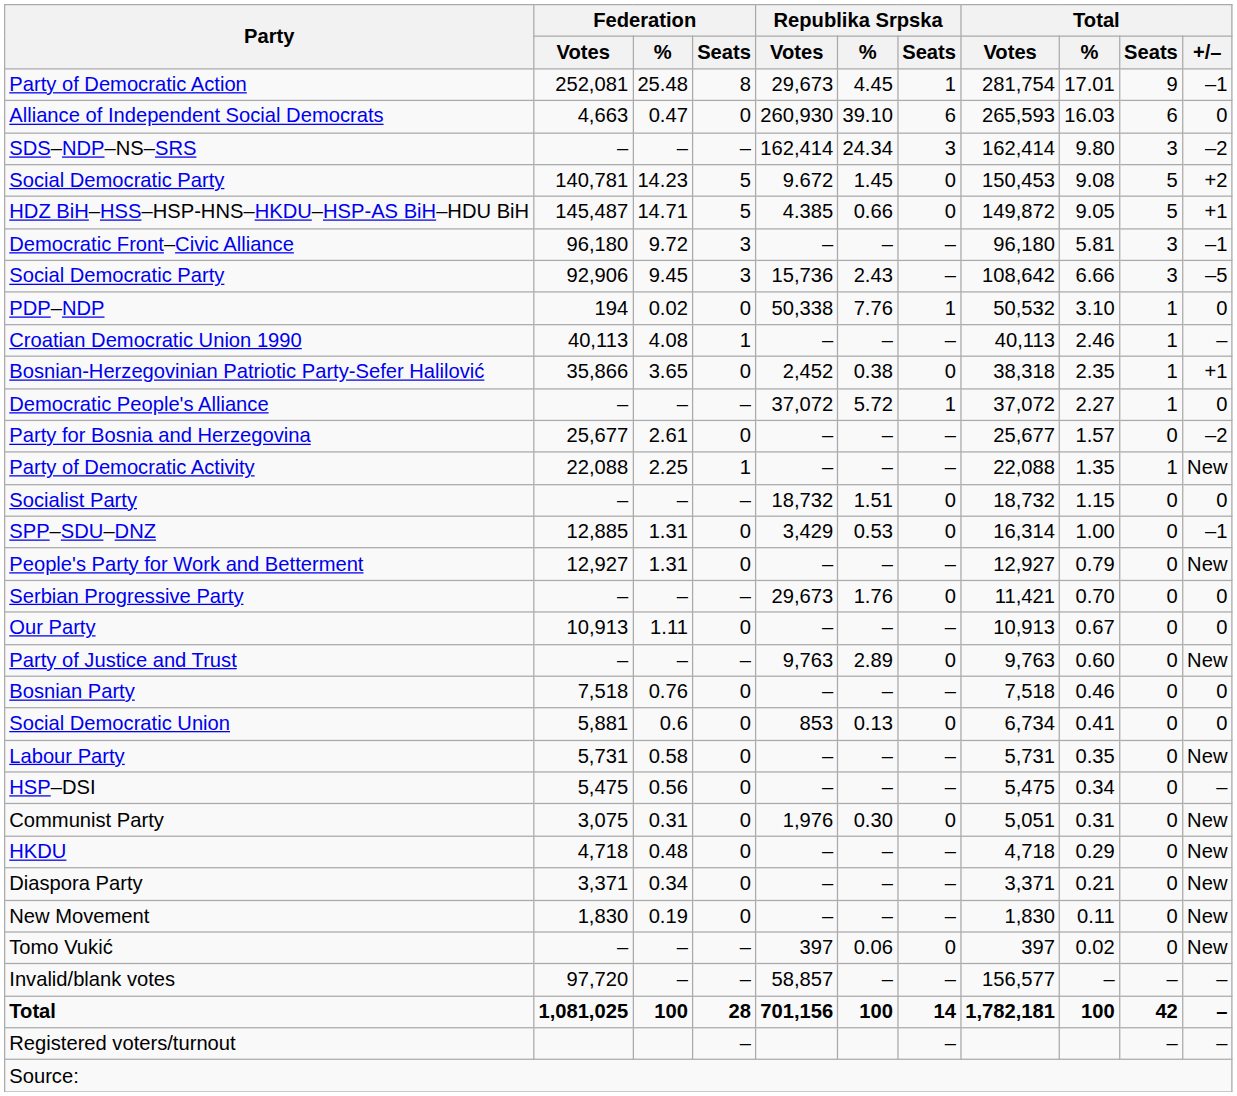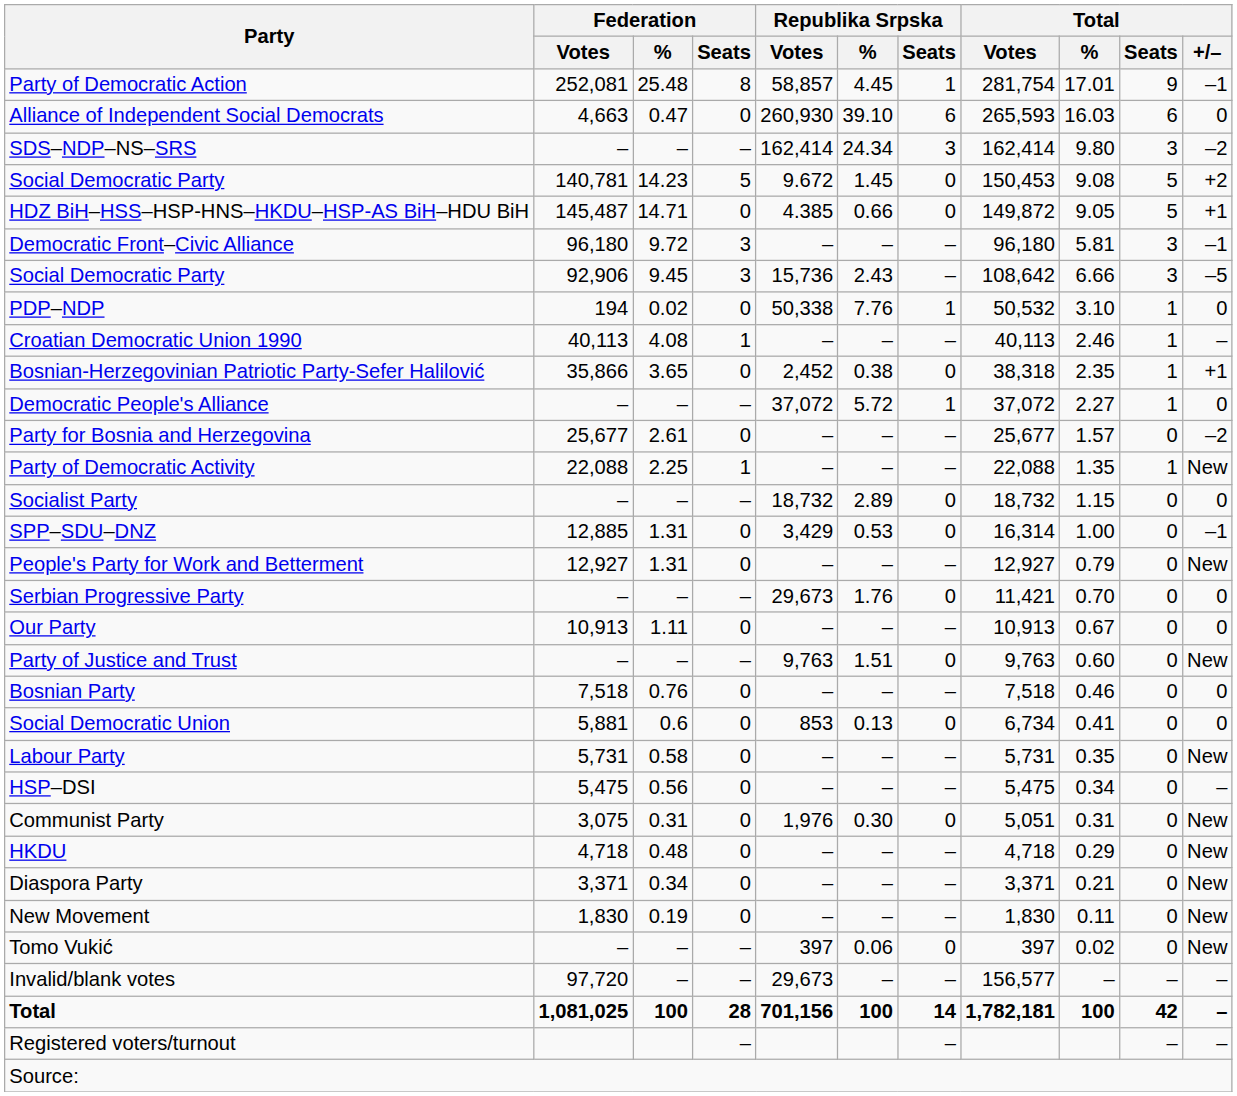(802, 84) 29,673 -> (802, 84) 58,857
(745, 212) 5 -> (745, 212) 0
(873, 500) 1.51 -> (873, 500) 2.89
(873, 659) 2.89 -> (873, 659) 1.51
(802, 979) 58,857 -> (802, 979) 29,673
